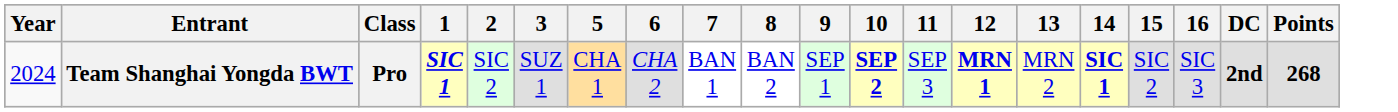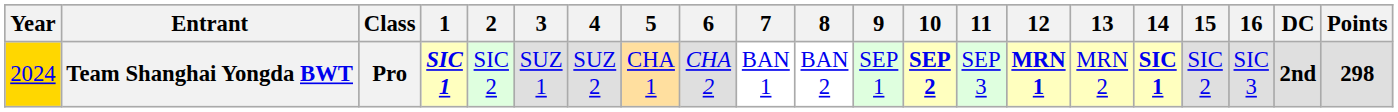+ column: (595, 22)
(33, 73) no background -> (33, 73) gold background
(1304, 73) 268 -> (1357, 73) 298
